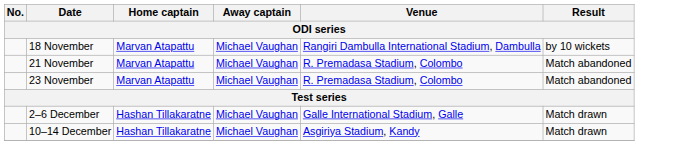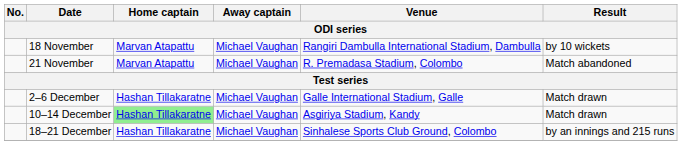- row: (61, 81)
(164, 132) no background -> (164, 115) lightgreen background
+ row: (70, 132)
